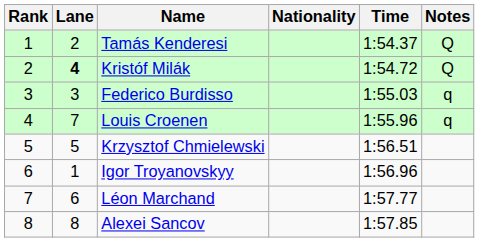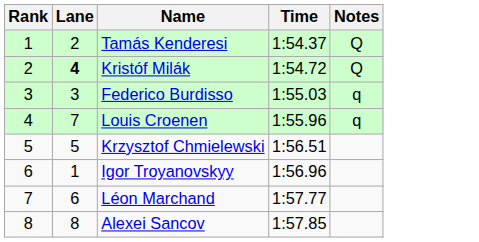- column: (314, 17)
